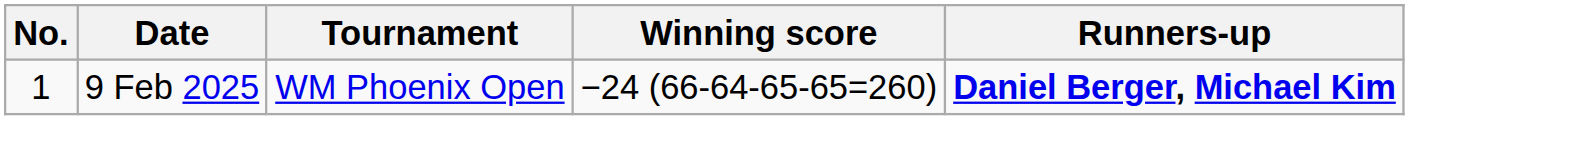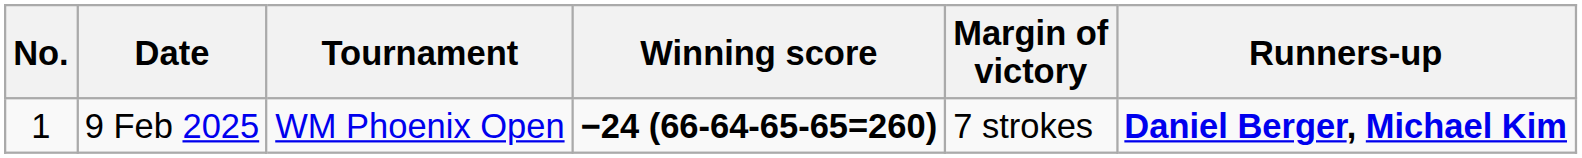+ column: (1031, 52)
(759, 87) normal -> (759, 126) bold
